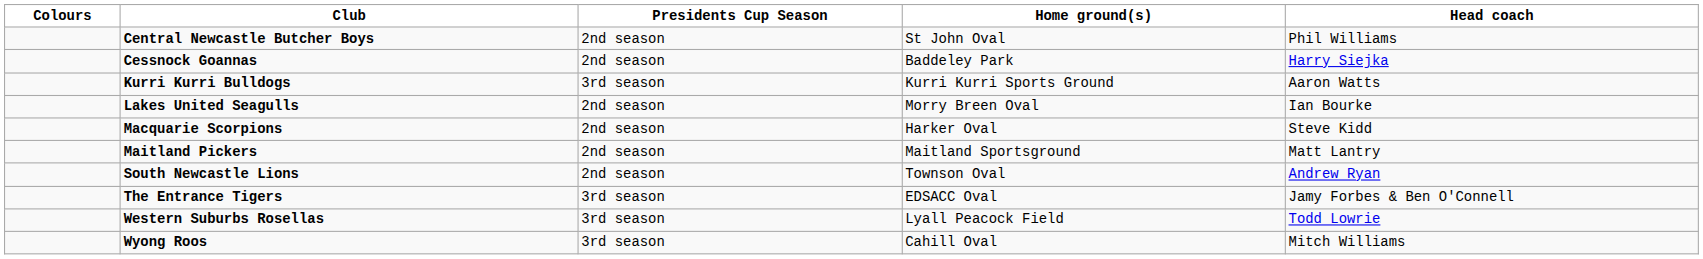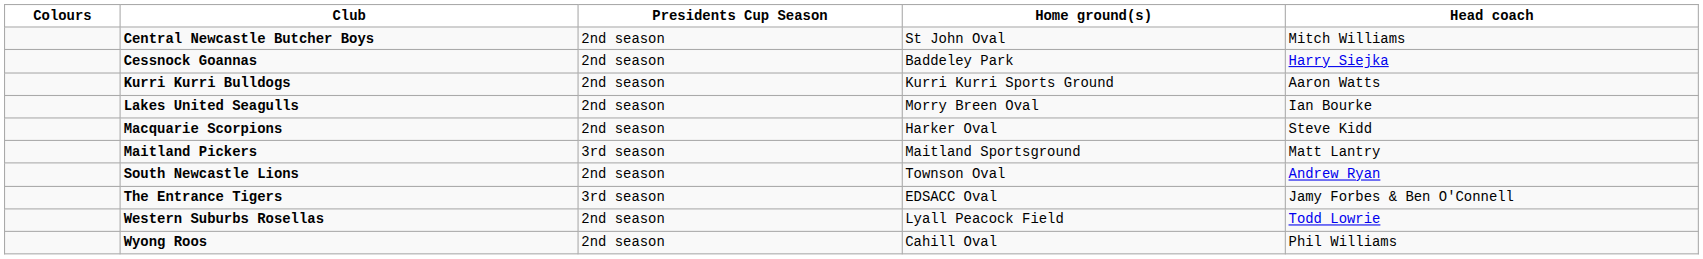(1343, 39) Phil Williams -> (1347, 39) Mitch Williams
(623, 84) 3rd season -> (623, 84) 2nd season
(623, 152) 2nd season -> (623, 152) 3rd season
(623, 220) 3rd season -> (623, 220) 2nd season
(623, 243) 3rd season -> (623, 243) 2nd season
(1347, 243) Mitch Williams -> (1343, 243) Phil Williams
